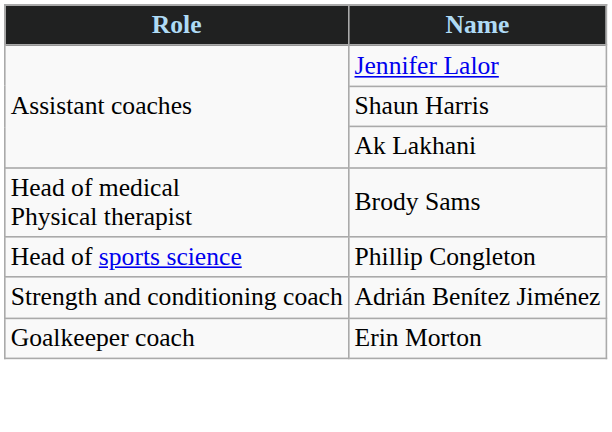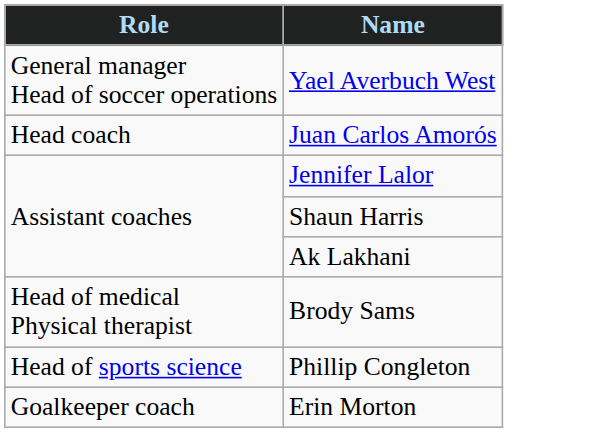+ row: (392, 79)
+ row: (393, 134)
- row: (478, 297)
